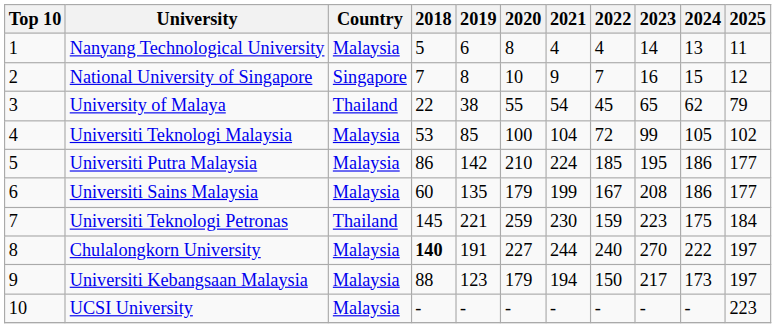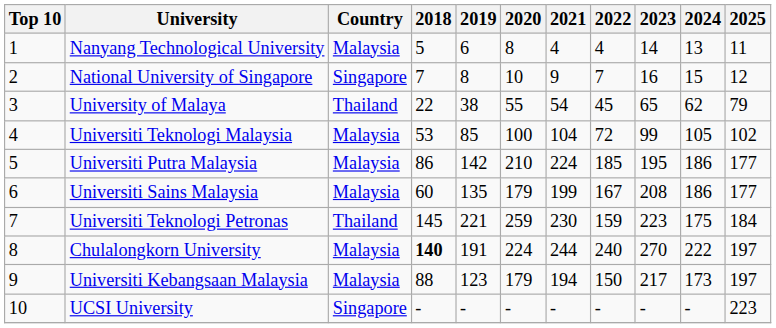(519, 250) 227 -> (519, 250) 224
(366, 308) Malaysia -> (370, 308) Singapore
